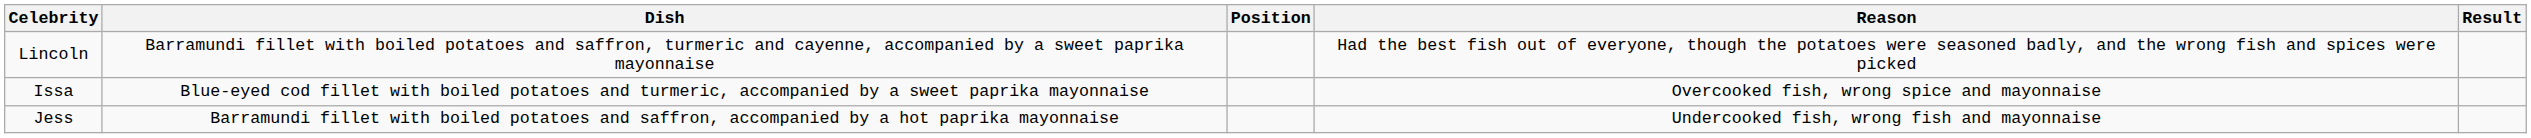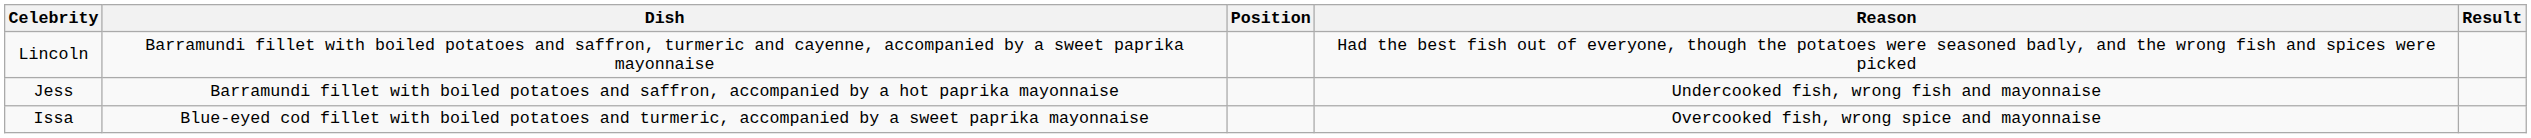rows swapped: (54, 92) <-> (54, 119)
